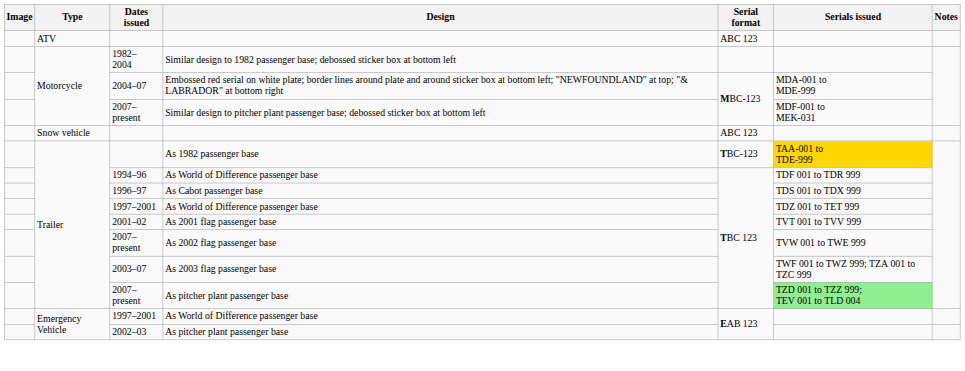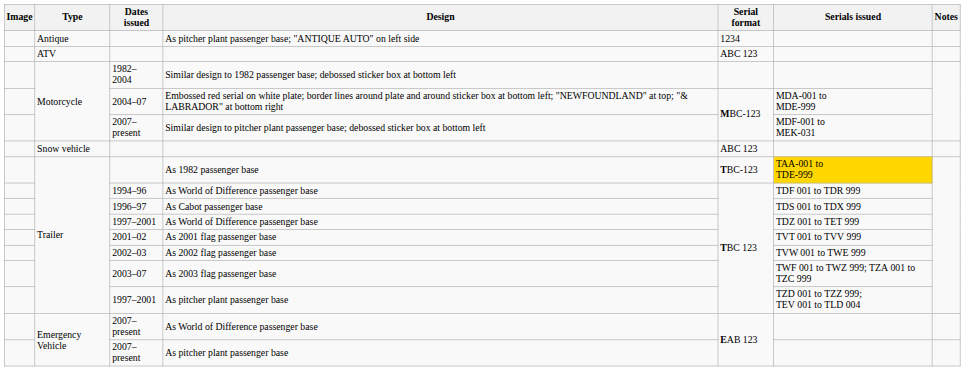+ row: (53, 38)
(126, 242) 2007–present -> (129, 252) 2002–03
(126, 295) 2007–present -> (134, 300) 1997–2001
(819, 295) lightgreen background -> (819, 300) no background
(134, 316) 1997–2001 -> (126, 326) 2007–present
(129, 332) 2002–03 -> (126, 353) 2007–present
